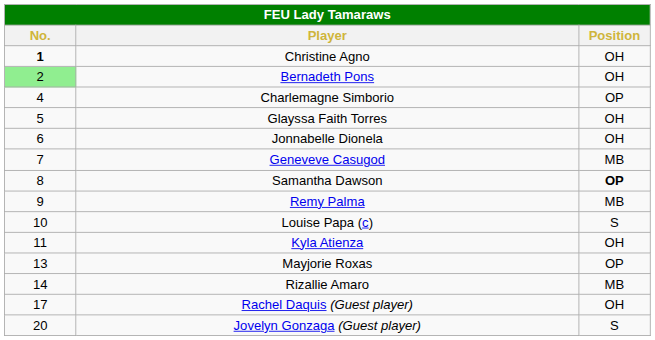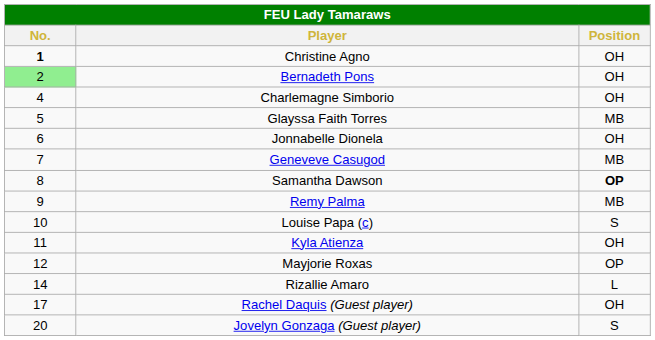(614, 98) OP -> (614, 98) OH
(614, 118) OH -> (614, 118) MB
(40, 263) 13 -> (40, 263) 12
(614, 284) MB -> (614, 284) L
